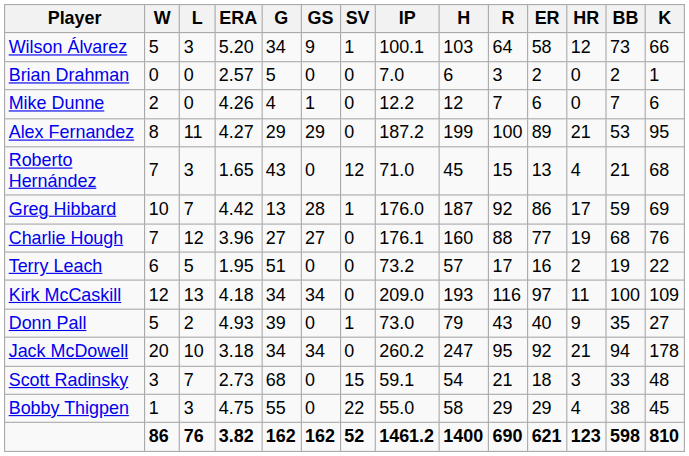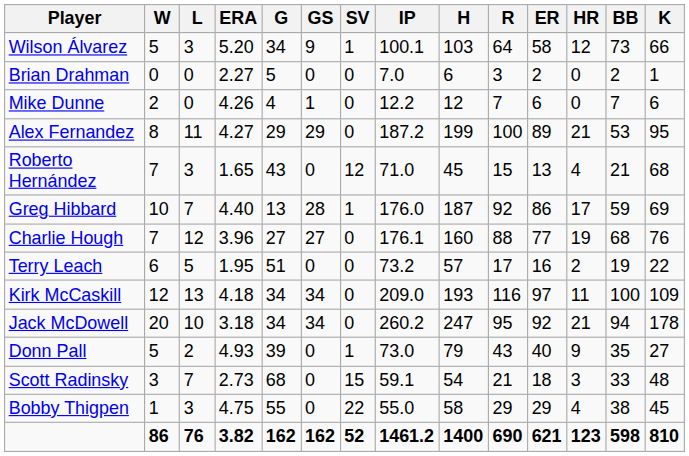(236, 75) 2.57 -> (236, 75) 2.27
(236, 209) 4.42 -> (236, 209) 4.40
rows swapped: (68, 351) <-> (48, 323)
